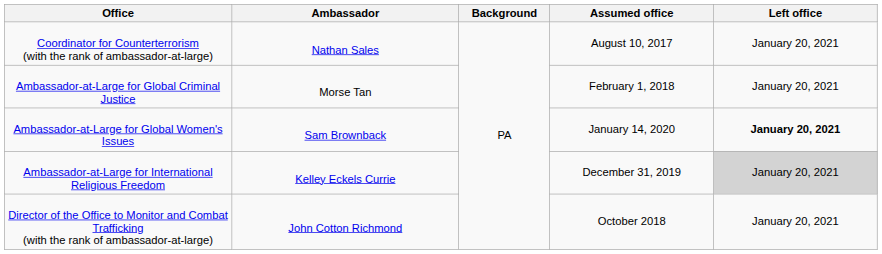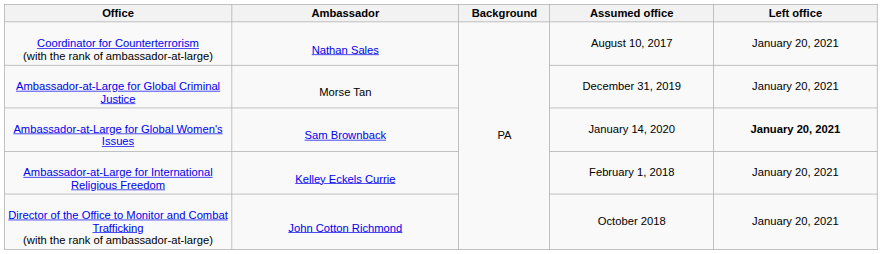(632, 86) February 1, 2018 -> (632, 86) December 31, 2019
(632, 172) December 31, 2019 -> (632, 172) February 1, 2018
(795, 172) lightgrey background -> (795, 172) no background
